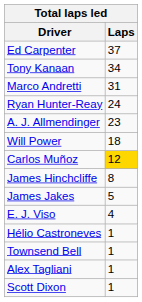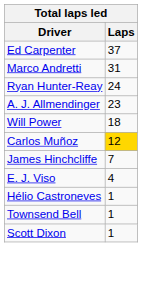- row: (41, 68)
(111, 178) 8 -> (111, 159) 7
- row: (41, 196)
- row: (39, 269)
